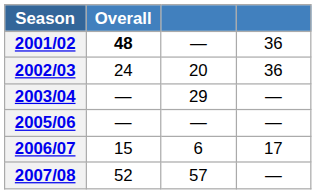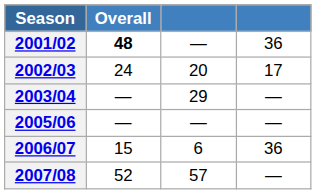(273, 70) 36 -> (273, 70) 17
(273, 149) 17 -> (273, 149) 36
